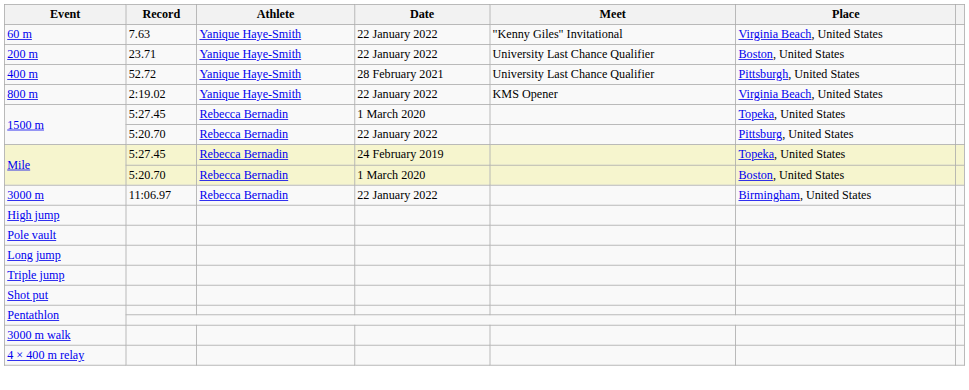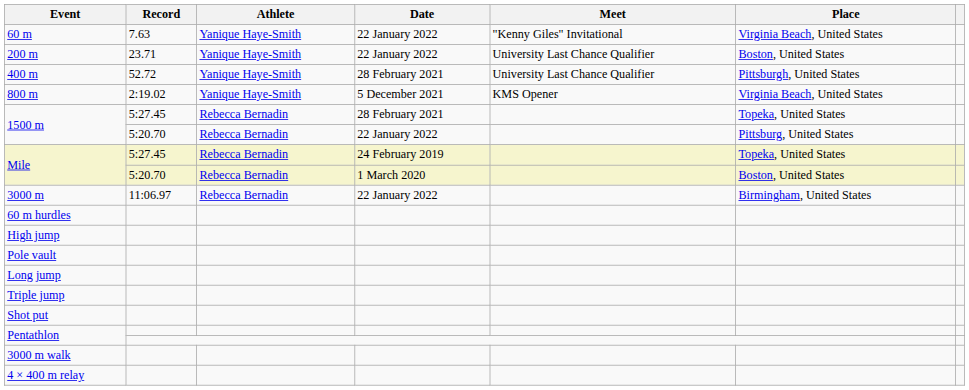(397, 94) 22 January 2022 -> (400, 94) 5 December 2021
(391, 114) 1 March 2020 -> (400, 114) 28 February 2021
+ row: (39, 215)
